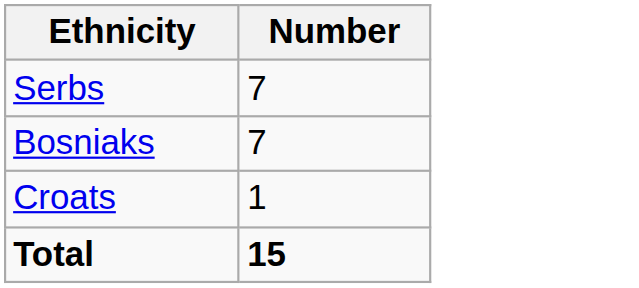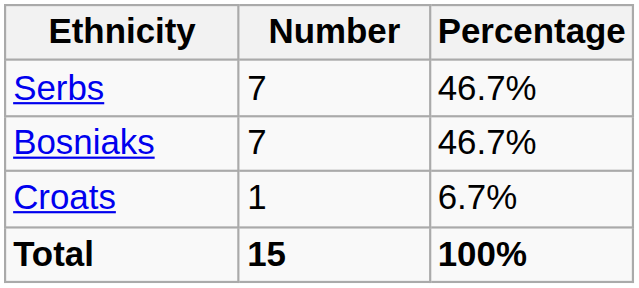+ column: (532, 32)
